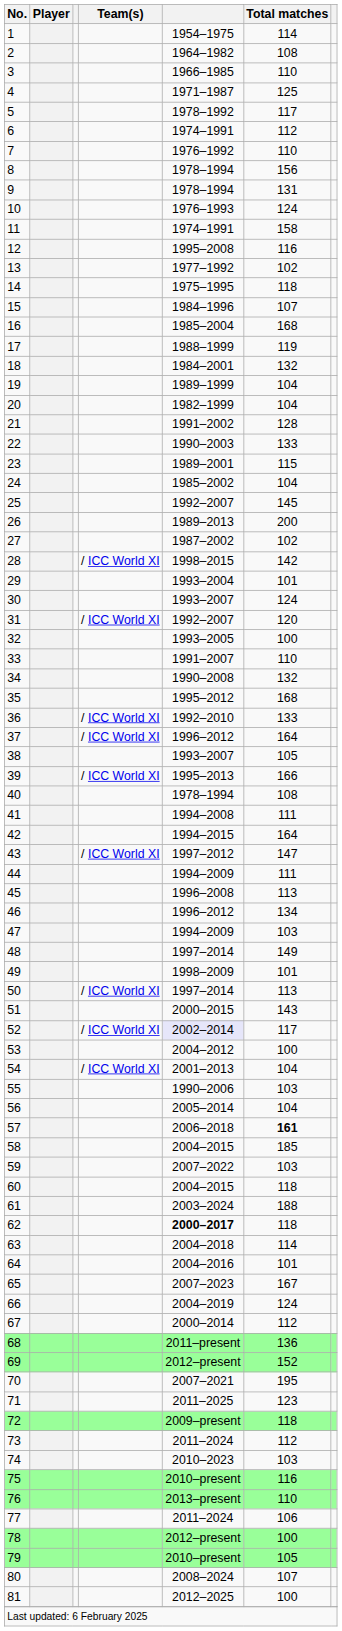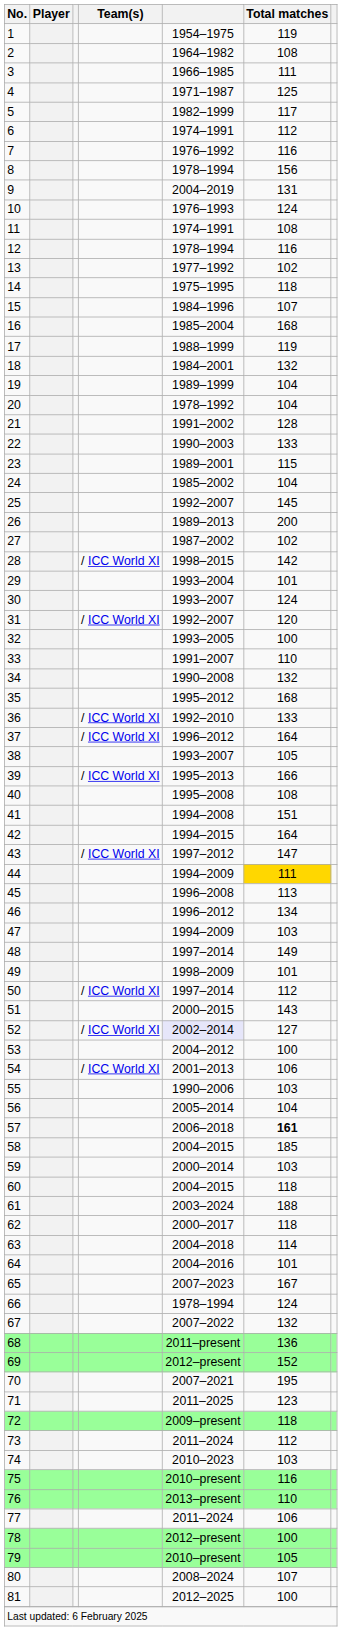(287, 33) 114 -> (287, 33) 119
(287, 72) 110 -> (287, 72) 111
(203, 111) 1978–1992 -> (203, 111) 1982–1999
(287, 151) 110 -> (287, 151) 116
(203, 190) 1978–1994 -> (203, 190) 2004–2019
(287, 229) 158 -> (287, 229) 108
(203, 248) 1995–2008 -> (203, 248) 1978–1994
(203, 405) 1982–1999 -> (203, 405) 1978–1992
(203, 795) 1978–1994 -> (203, 795) 1995–2008
(287, 815) 111 -> (287, 815) 151
(287, 873) no background -> (287, 873) gold background
(287, 991) 113 -> (287, 991) 112
(287, 1030) 117 -> (287, 1030) 127
(287, 1069) 104 -> (287, 1069) 106
(203, 1167) 2007–2022 -> (203, 1167) 2000–2014
(203, 1225) bold -> (203, 1225) normal
(203, 1303) 2004–2019 -> (203, 1303) 1978–1994
(203, 1323) 2000–2014 -> (203, 1323) 2007–2022
(287, 1323) 112 -> (287, 1323) 132
